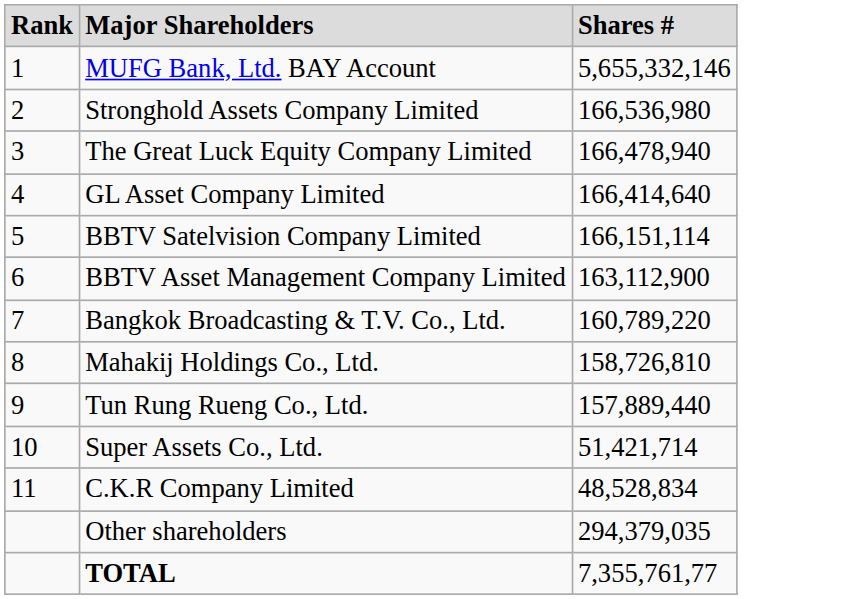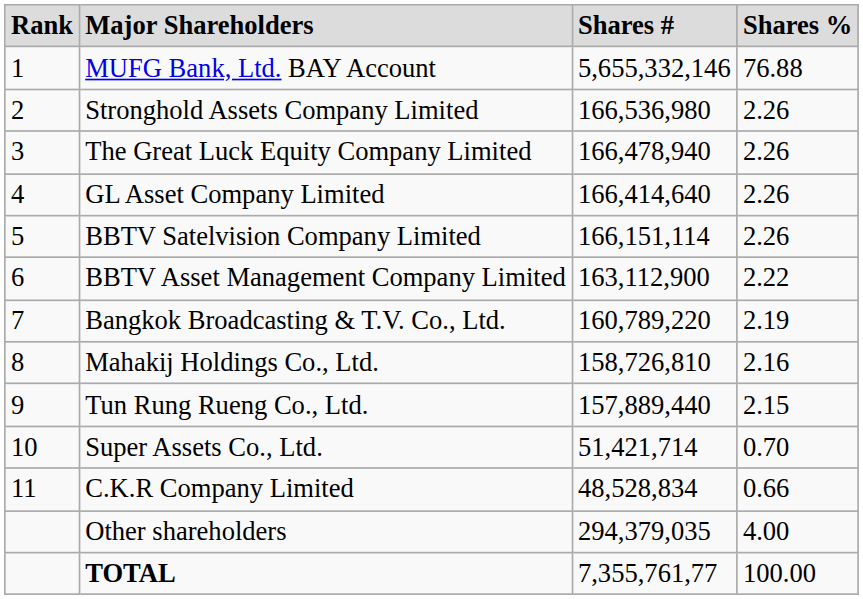+ column: (798, 25)
